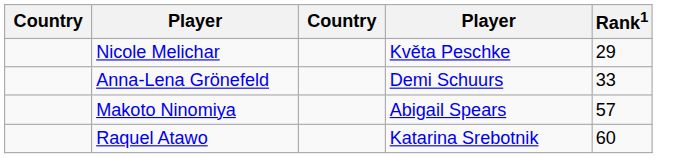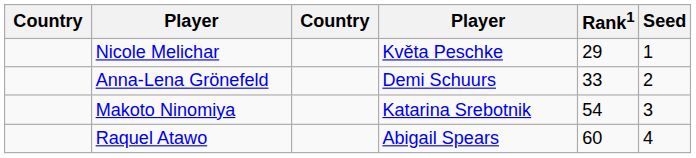+ column: (665, 21)
(448, 109) Abigail Spears -> (457, 109) Katarina Srebotnik
(606, 109) 57 -> (592, 109) 54
(464, 138) Katarina Srebotnik -> (441, 138) Abigail Spears
